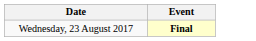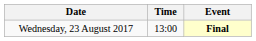+ column: (166, 12)
